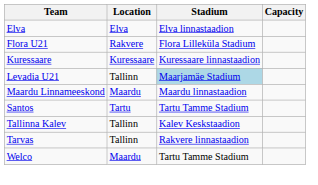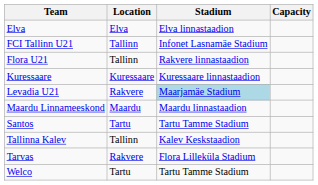+ row: (40, 44)
(126, 44) Rakvere -> (124, 60) Tallinn
(207, 44) Flora Lilleküla Stadium -> (204, 60) Rakvere linnastaadion
(124, 76) Tallinn -> (126, 92) Rakvere
(124, 140) Tallinn -> (126, 156) Rakvere
(204, 140) Rakvere linnastaadion -> (207, 156) Flora Lilleküla Stadium
(125, 156) Maardu -> (120, 172) Tartu
